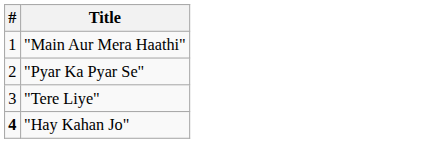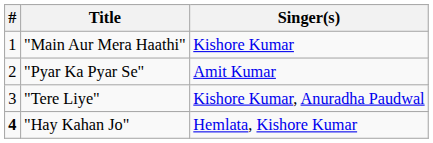+ column: (309, 18)
